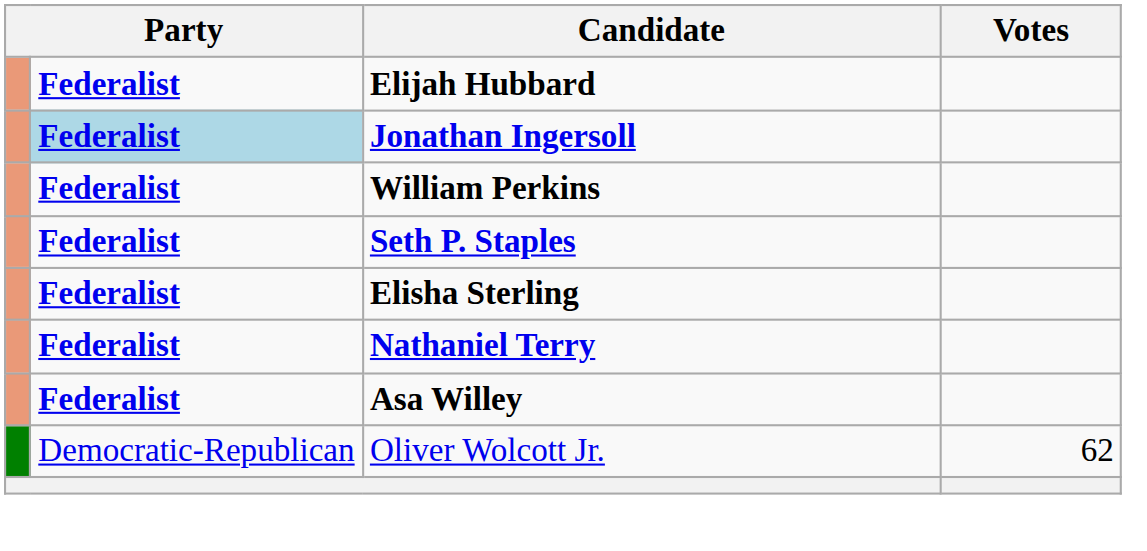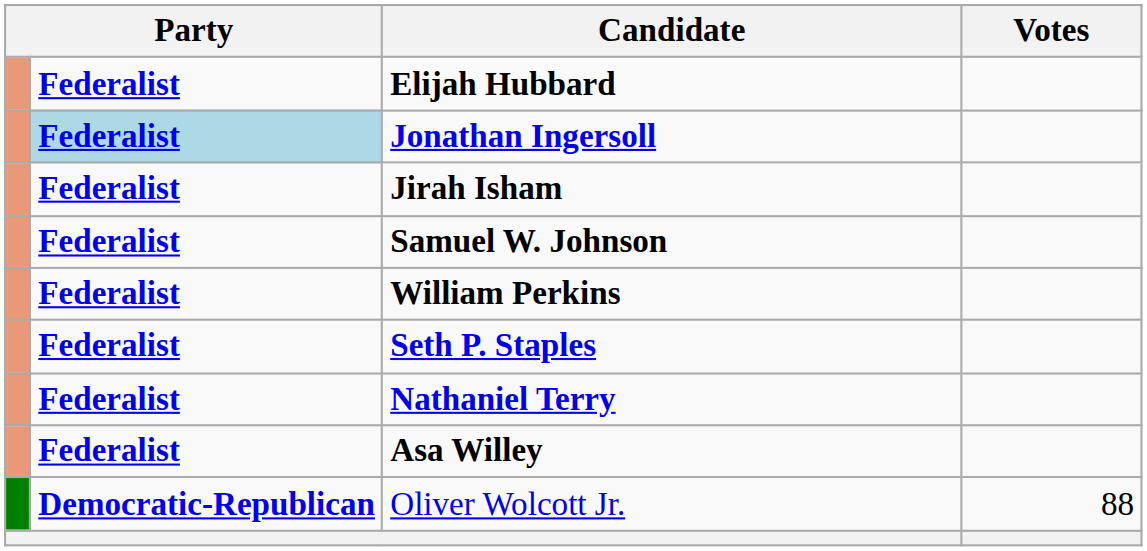+ row: (476, 188)
+ row: (529, 240)
- row: (474, 293)
(196, 450) normal -> (207, 503) bold
(1097, 450) 62 -> (1118, 503) 88
